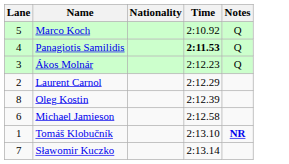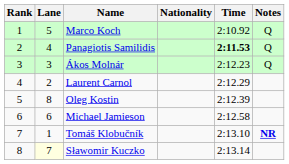+ column: (20, 13)
(19, 151) no background -> (49, 151) lightyellow background
